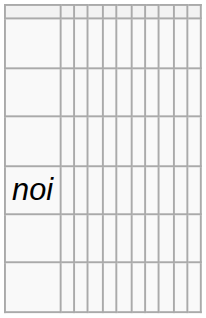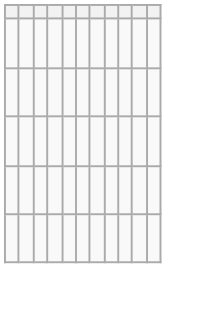- row: (33, 189)
